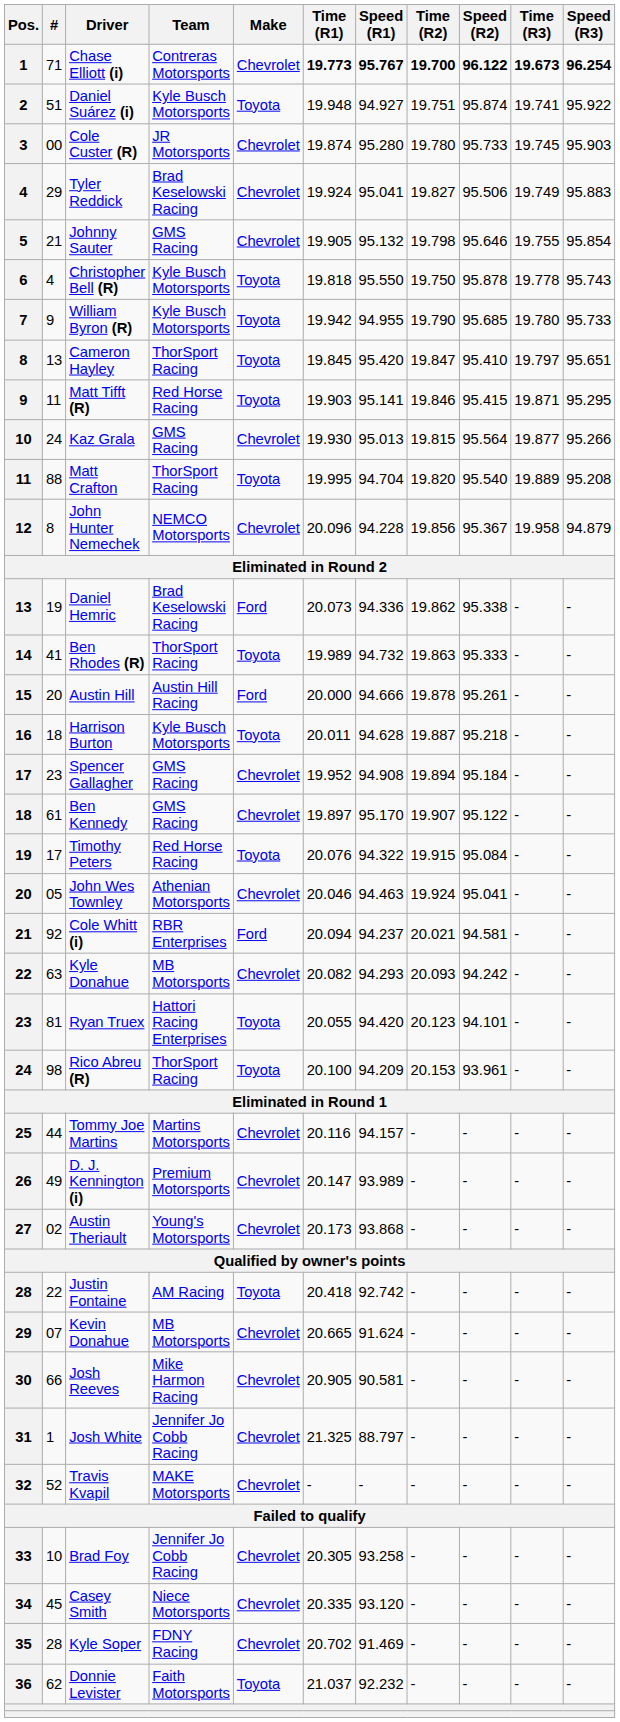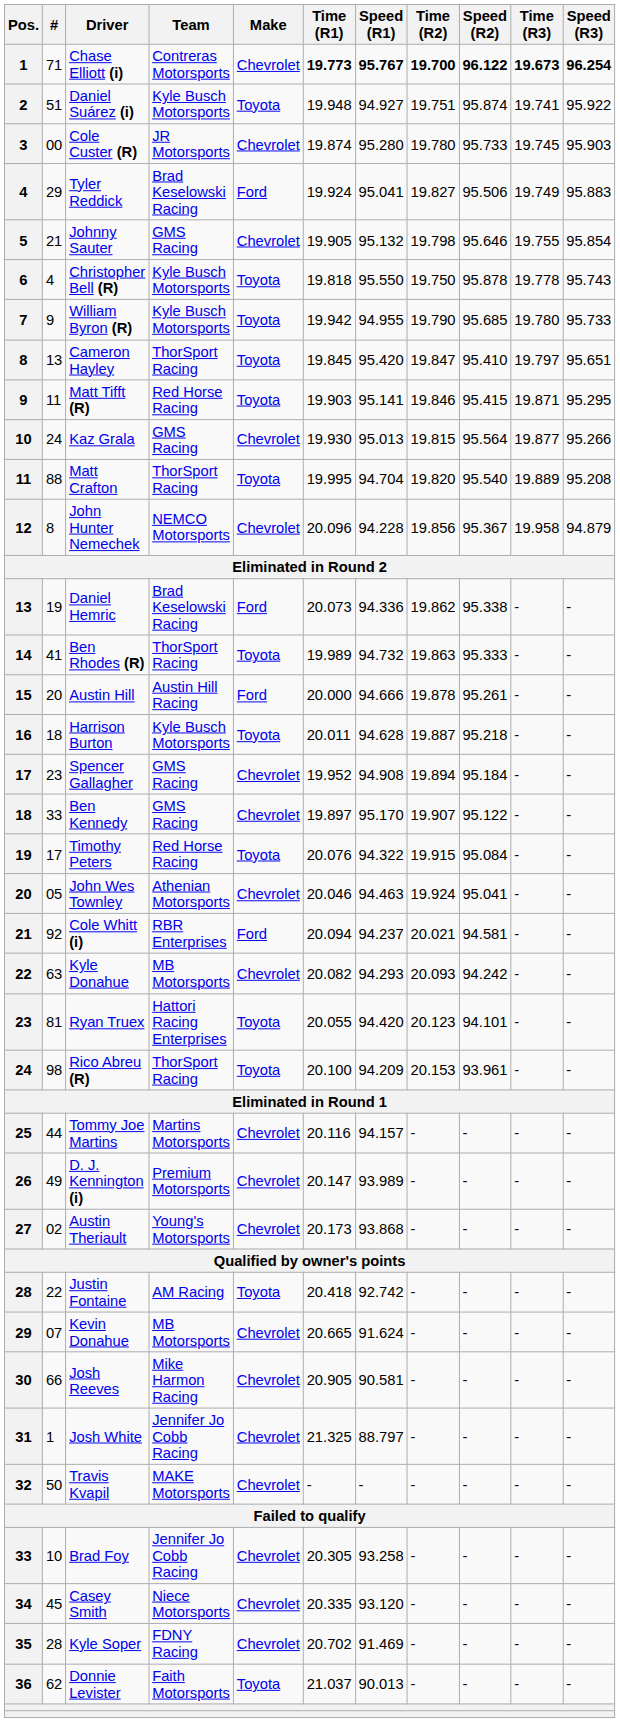(268, 192) Chevrolet -> (252, 192) Ford
(54, 814) 61 -> (54, 814) 33
(54, 1485) 52 -> (54, 1485) 50
(381, 1684) 92.232 -> (381, 1684) 90.013
